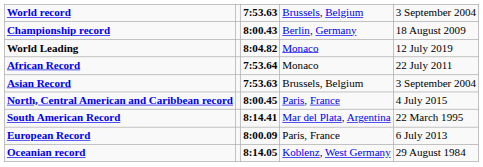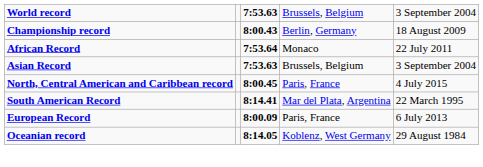- row: (43, 48)
